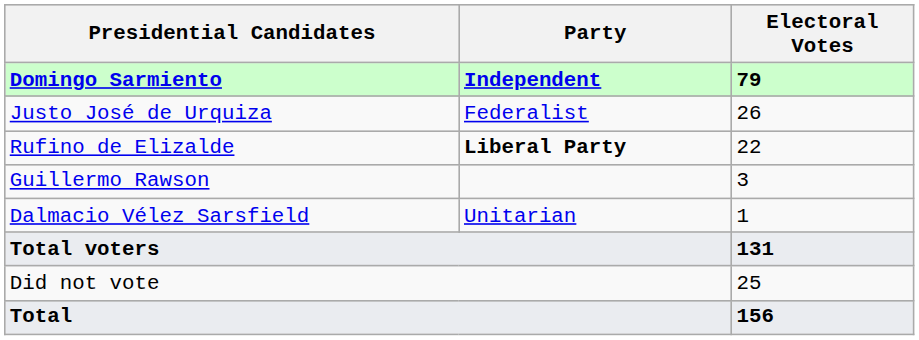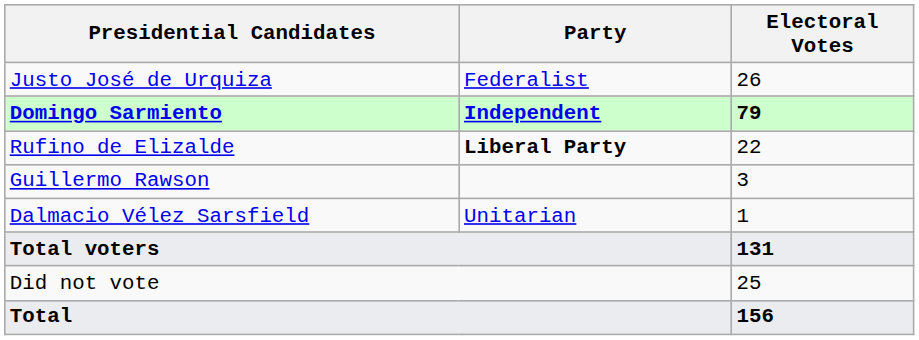rows swapped: (116, 80) <-> (141, 114)
